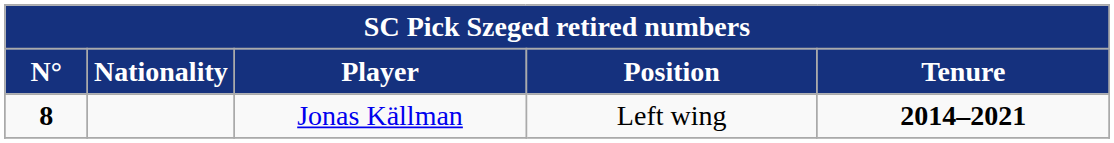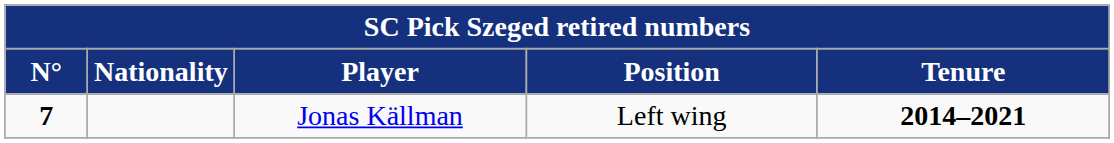(46, 115) 8 -> (46, 115) 7
